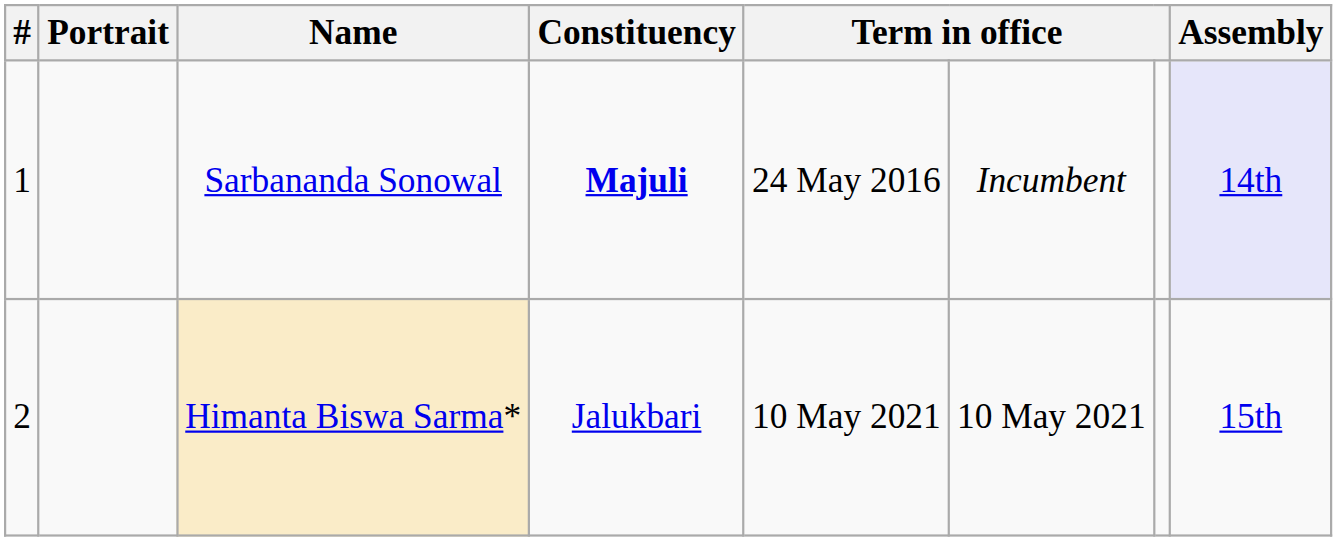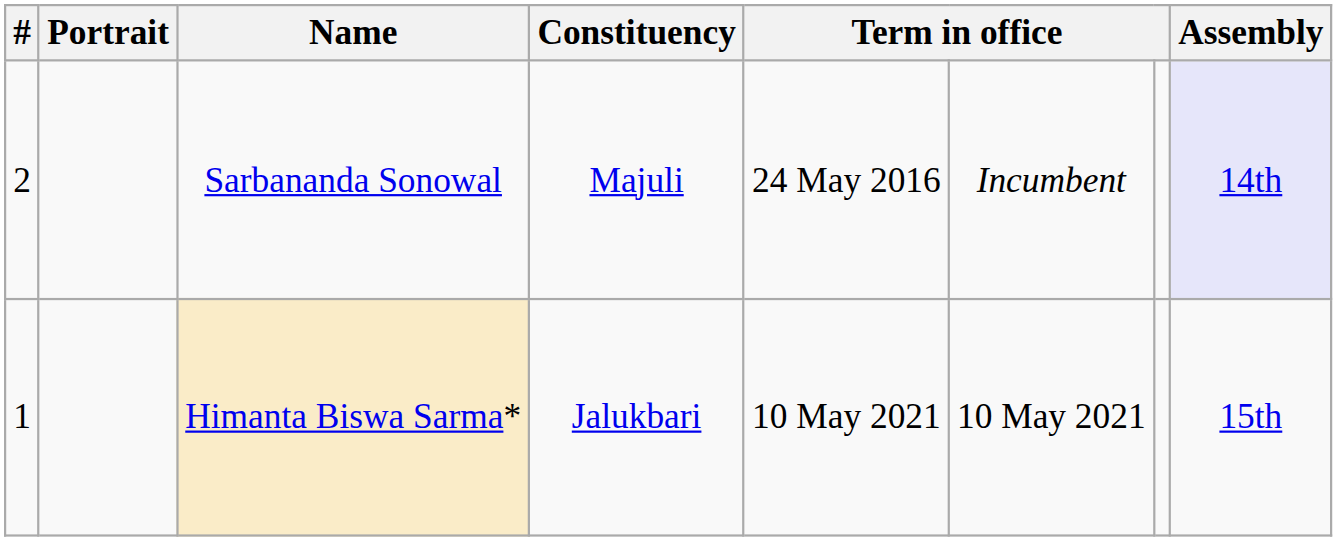(22, 179) 1 -> (22, 179) 2
(637, 179) bold -> (637, 179) normal
(22, 416) 2 -> (22, 416) 1
